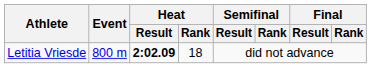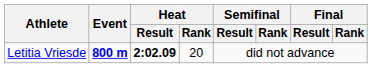(110, 53) normal -> (110, 53) bold
(196, 53) 18 -> (196, 53) 20
